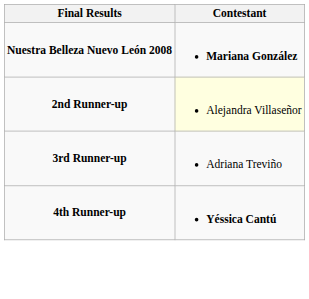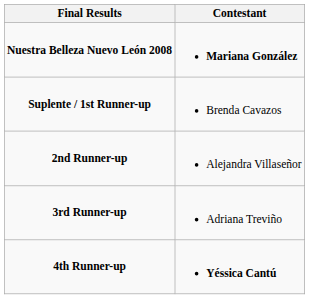+ row: (90, 104)
(240, 111) lightyellow background -> (240, 165) no background
